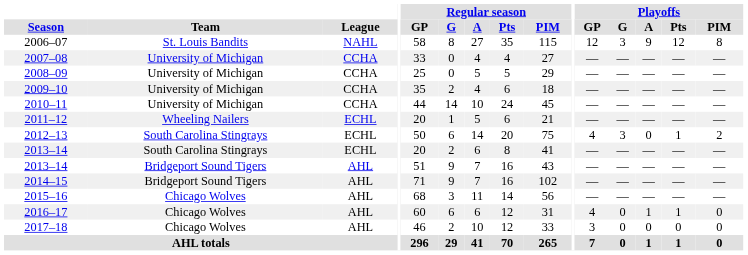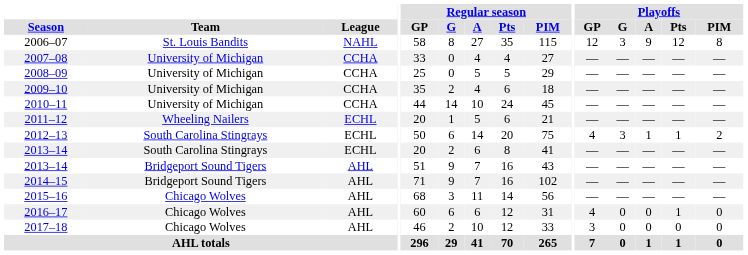(649, 135) 0 -> (649, 135) 1
(649, 212) 1 -> (649, 212) 0
